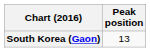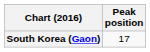(124, 39) 13 -> (124, 39) 17
